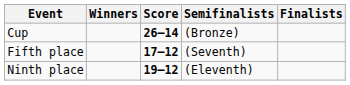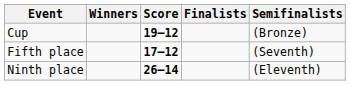columns swapped: (311, 14) <-> (229, 14)
(161, 33) 26–14 -> (161, 33) 19–12
(161, 70) 19–12 -> (161, 70) 26–14
